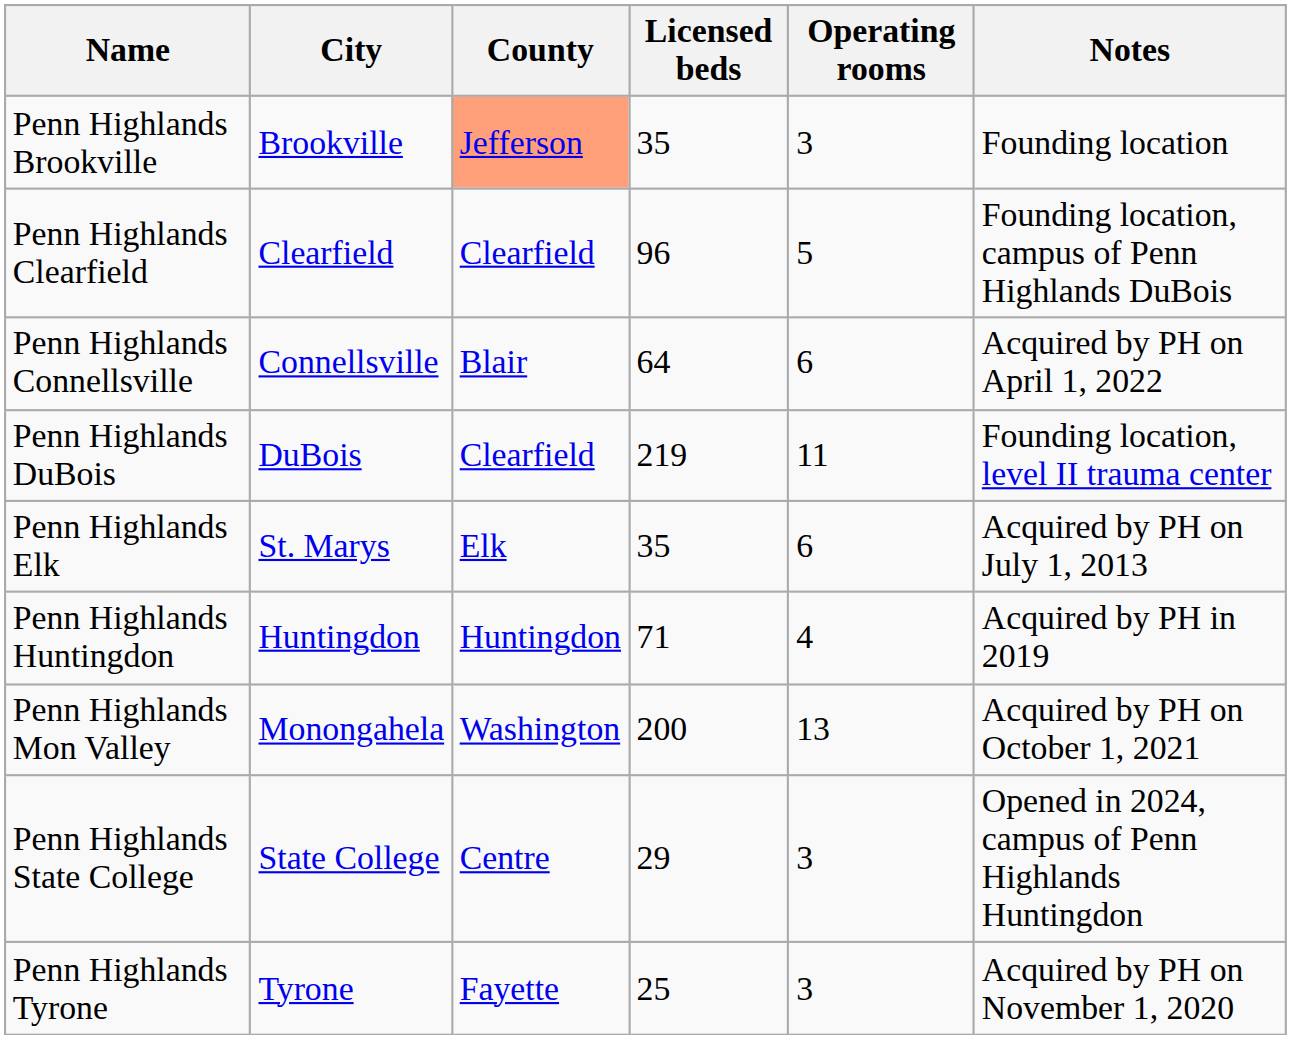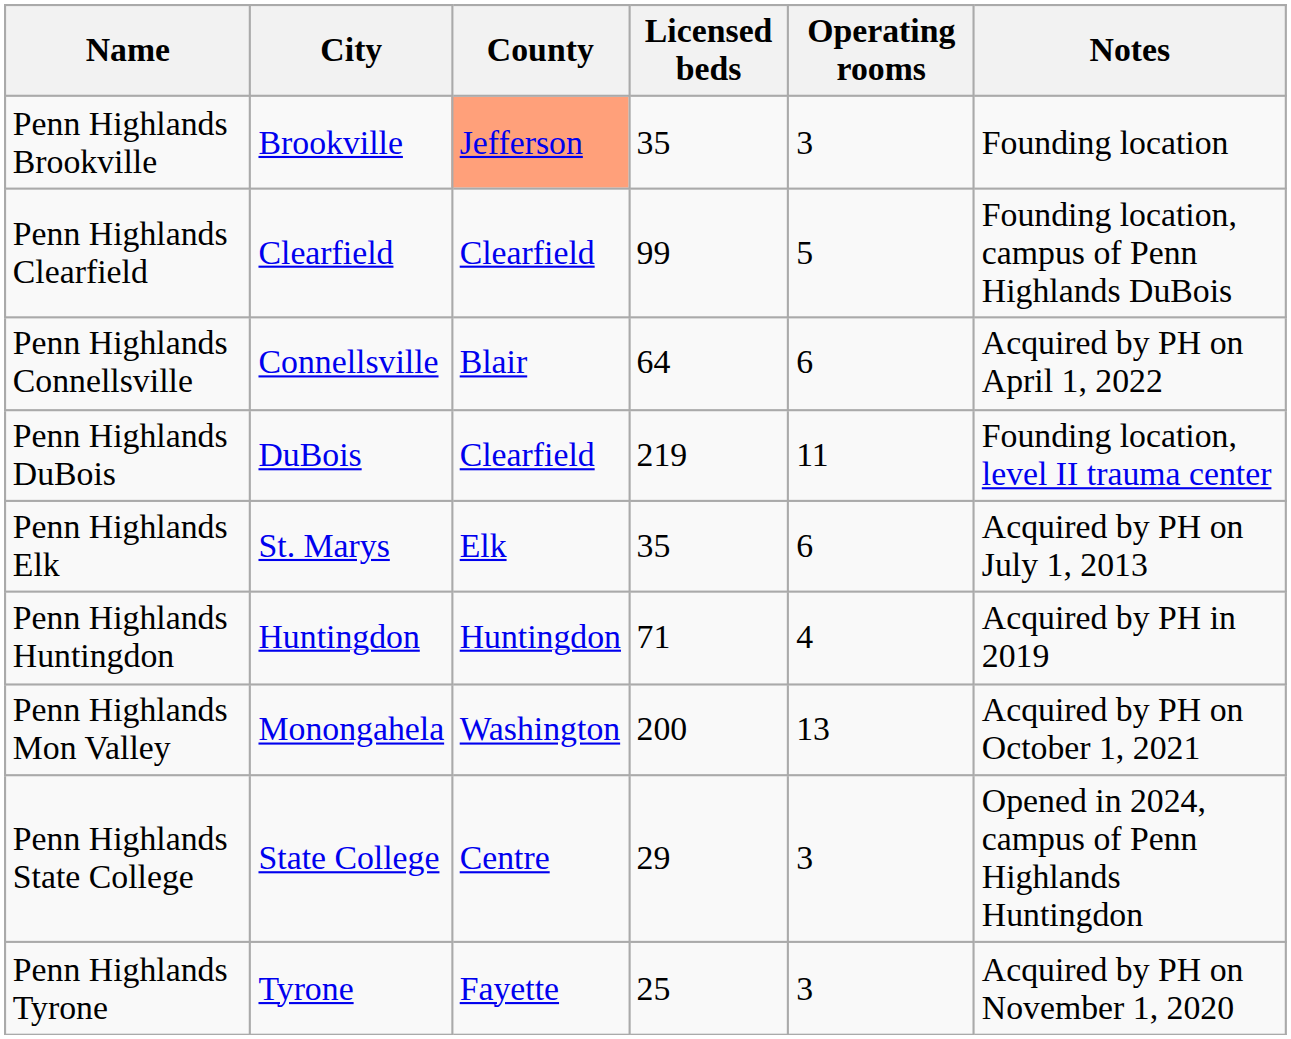(653, 252) 96 -> (653, 252) 99
